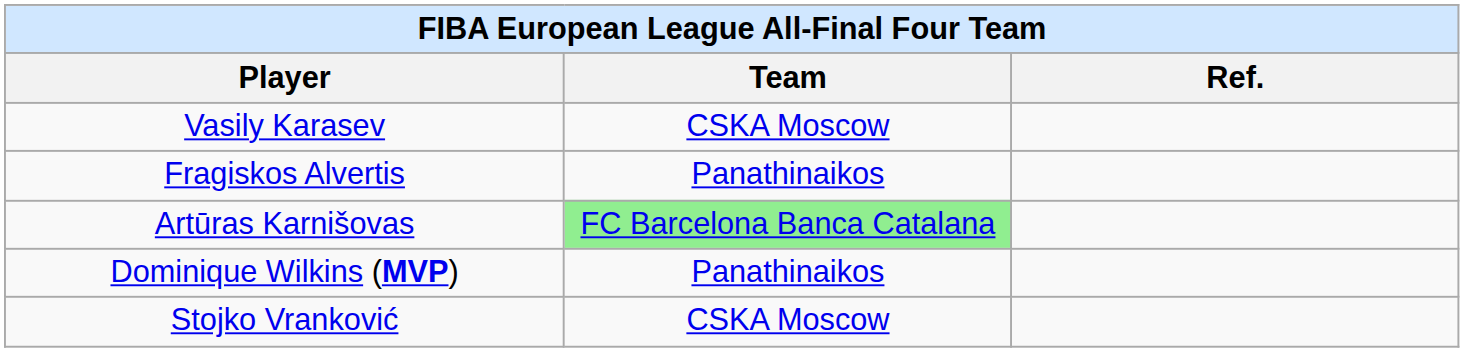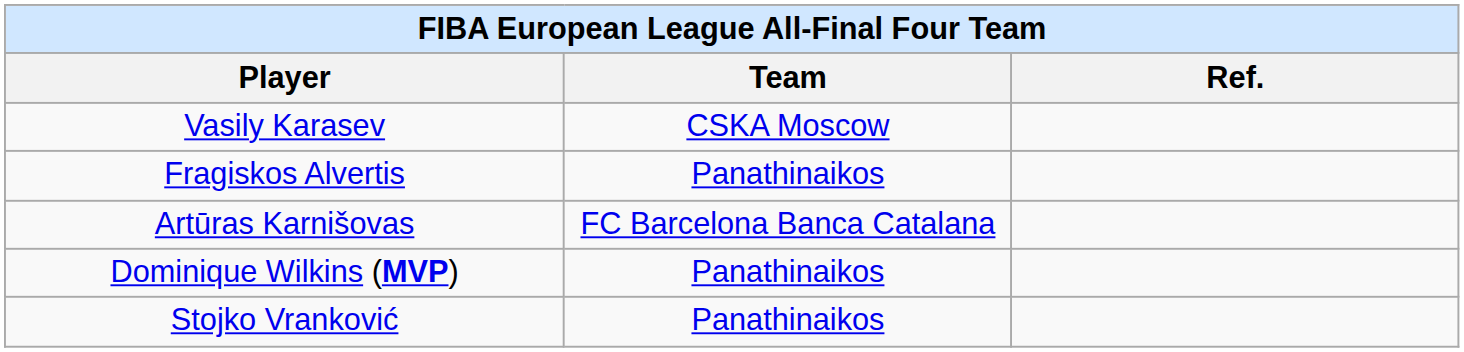(788, 223) lightgreen background -> (788, 223) no background
(788, 321) CSKA Moscow -> (788, 321) Panathinaikos
